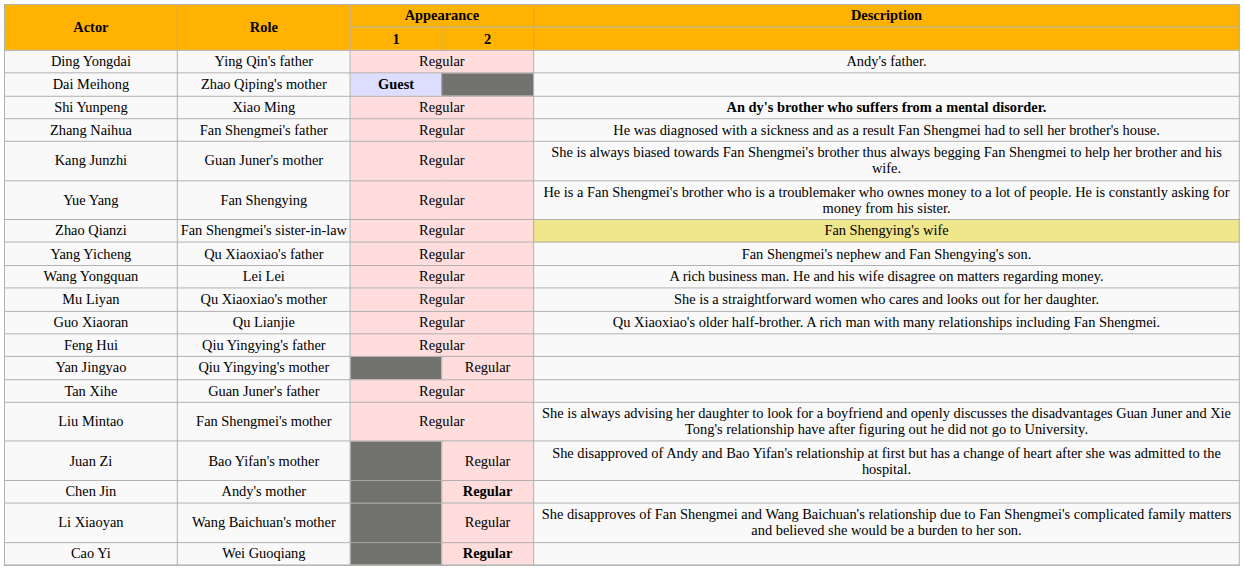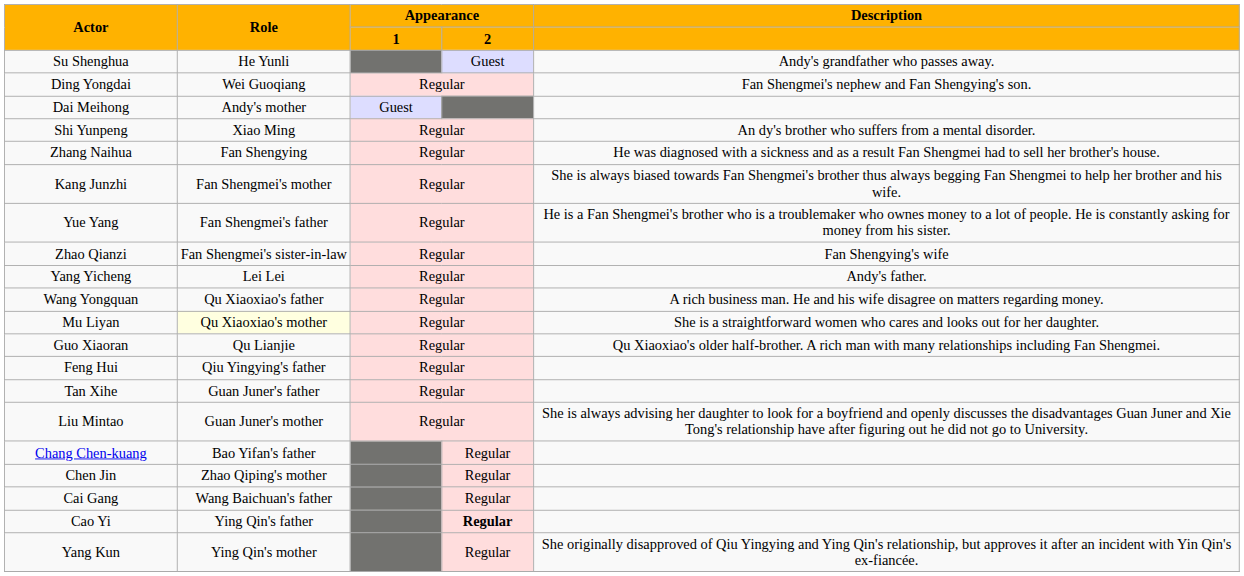+ row: (91, 61)
(264, 61) Ying Qin's father -> (264, 84) Wei Guoqiang
(886, 61) Andy's father. -> (886, 84) Fan Shengmei's nephew and Fan Shengying's son.
(264, 84) Zhao Qiping's mother -> (264, 107) Andy's mother
(396, 84) bold -> (396, 107) normal
(886, 107) bold -> (886, 130) normal
(264, 130) Fan Shengmei's father -> (264, 152) Fan Shengying
(264, 161) Guan Juner's mother -> (264, 183) Fan Shengmei's mother
(264, 200) Fan Shengying -> (264, 222) Fan Shengmei's father
(886, 231) khaki background -> (886, 253) no background
(264, 253) Qu Xiaoxiao's father -> (264, 276) Lei Lei
(886, 253) Fan Shengmei's nephew and Fan Shengying's son. -> (886, 276) Andy's father.
(264, 276) Lei Lei -> (264, 299) Qu Xiaoxiao's father
(264, 299) no background -> (264, 322) lightyellow background
- row: (91, 368)
(264, 421) Fan Shengmei's mother -> (264, 421) Guan Juner's mother
+ row: (91, 452)
- row: (91, 460)
(264, 491) Andy's mother -> (264, 475) Zhao Qiping's mother
(488, 491) bold -> (488, 475) normal
+ row: (91, 498)
- row: (91, 522)
(264, 553) Wei Guoqiang -> (264, 521) Ying Qin's father
+ row: (91, 552)
